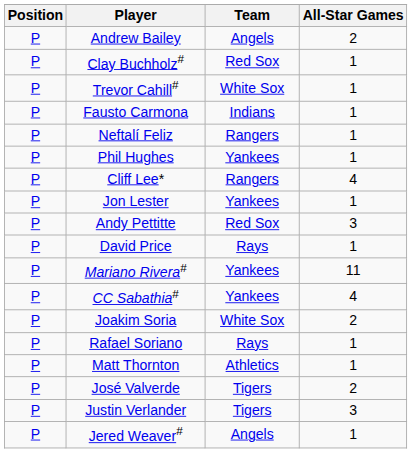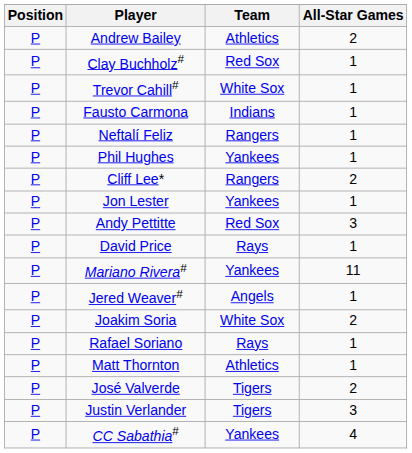(252, 37) Angels -> (252, 37) Athletics
(353, 179) 4 -> (353, 179) 2
rows swapped: (136, 296) <-> (136, 434)
